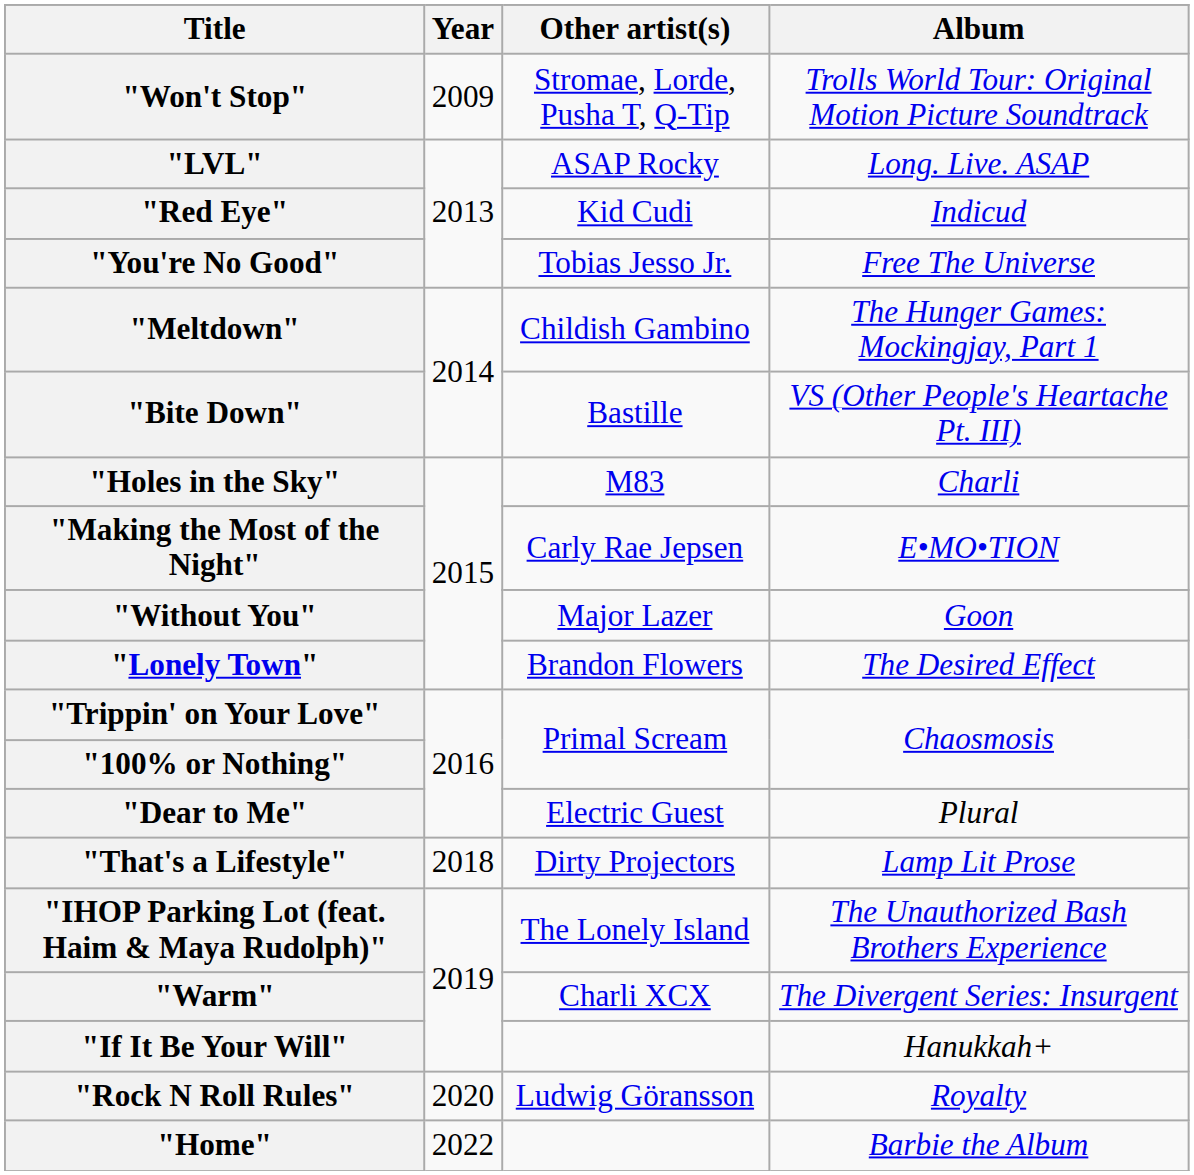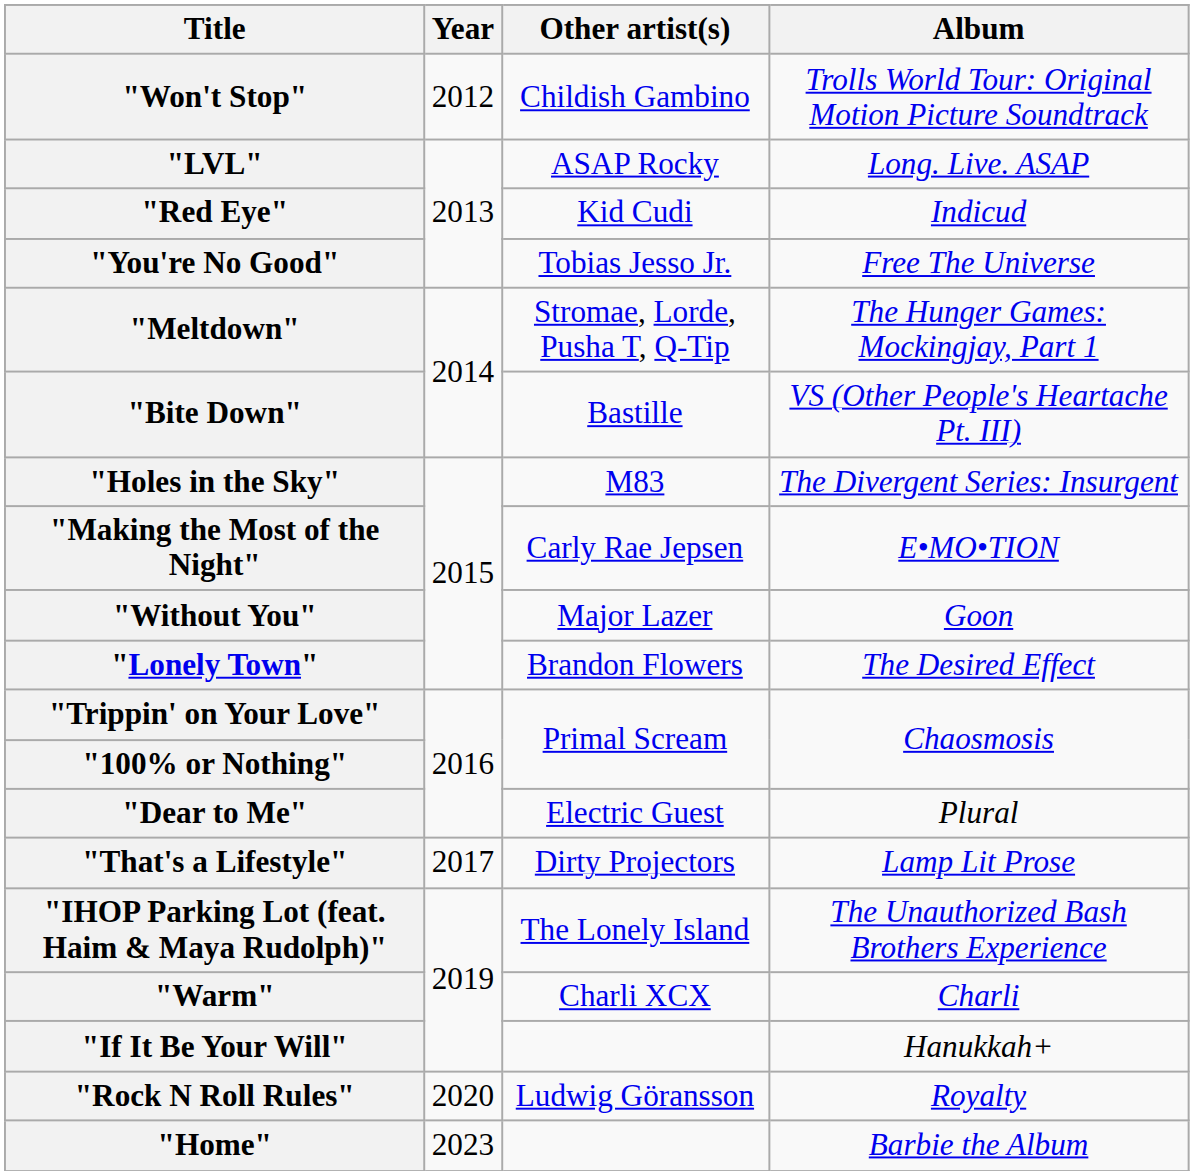(463, 96) 2009 -> (463, 96) 2012
(635, 96) Stromae, Lorde, Pusha T, Q-Tip -> (635, 96) Childish Gambino
(635, 329) Childish Gambino -> (635, 329) Stromae, Lorde, Pusha T, Q-Tip
(979, 480) Charli -> (979, 480) The Divergent Series: Insurgent
(463, 862) 2018 -> (463, 862) 2017
(979, 996) The Divergent Series: Insurgent -> (979, 996) Charli
(463, 1144) 2022 -> (463, 1144) 2023
